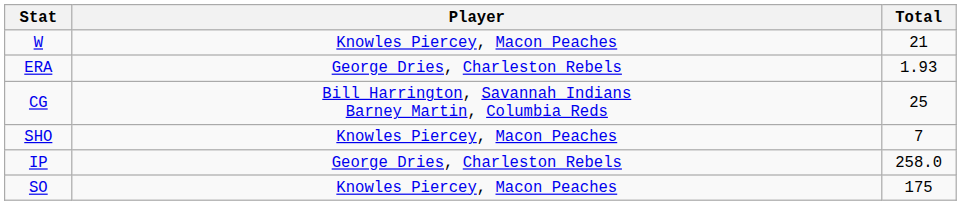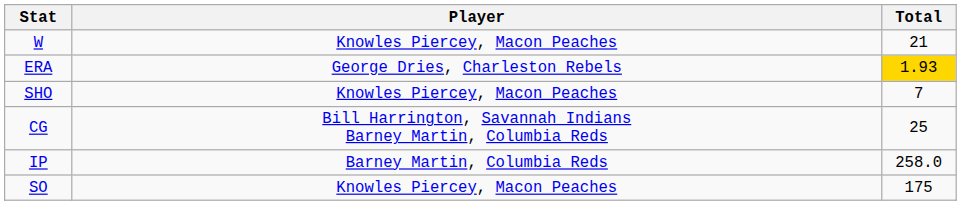(919, 68) no background -> (919, 68) gold background
rows swapped: (38, 103) <-> (38, 137)
(477, 162) George Dries, Charleston Rebels -> (477, 162) Barney Martin, Columbia Reds
